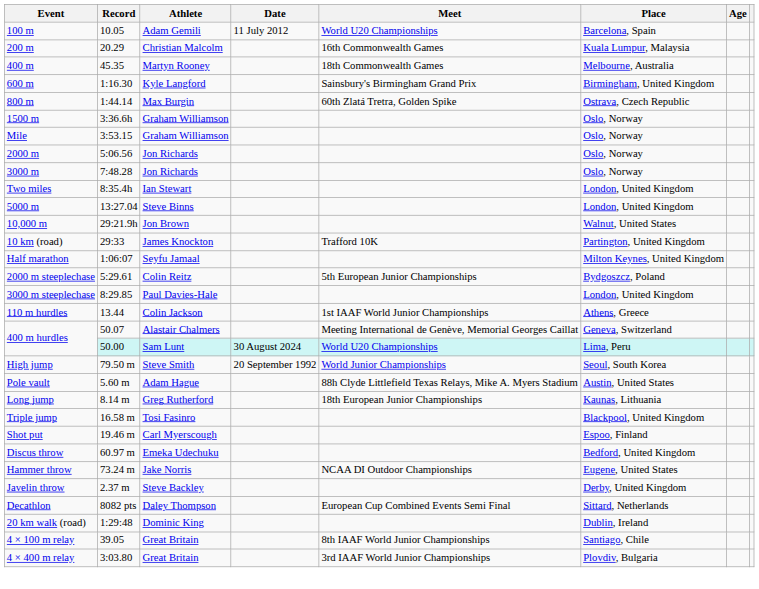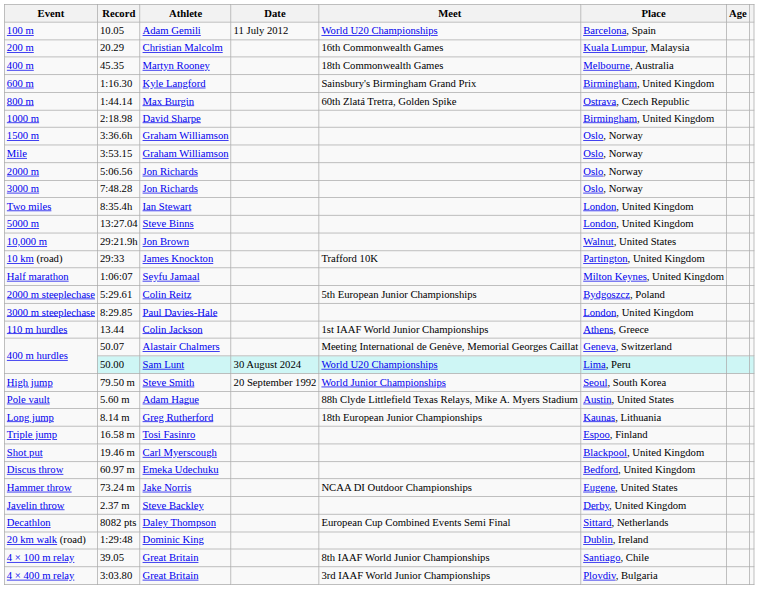+ row: (23, 119)
(644, 417) Blackpool, United Kingdom -> (615, 435) Espoo, Finland
(615, 435) Espoo, Finland -> (644, 453) Blackpool, United Kingdom
